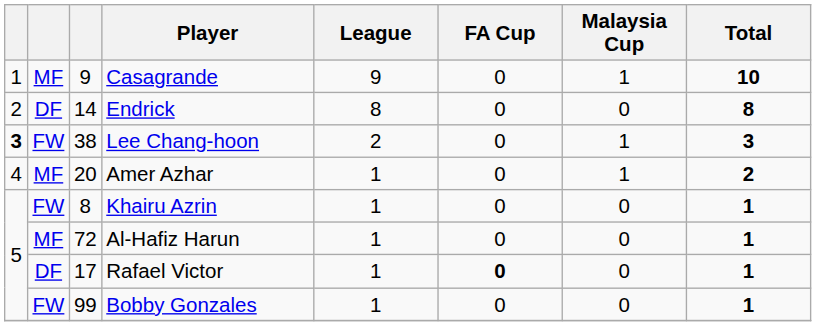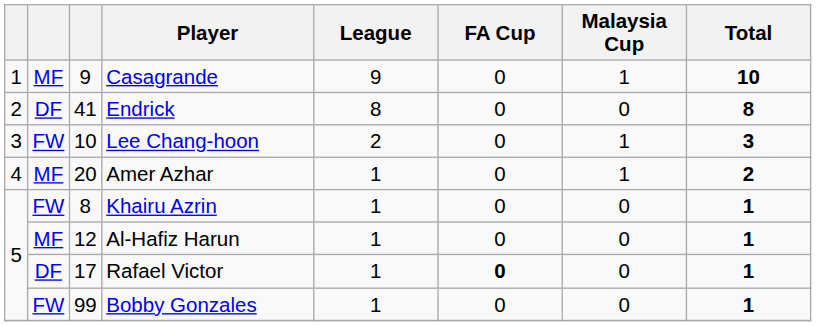(85, 109) 14 -> (85, 109) 41
(16, 142) bold -> (16, 142) normal
(85, 142) 38 -> (85, 142) 10
(85, 239) 72 -> (85, 239) 12
